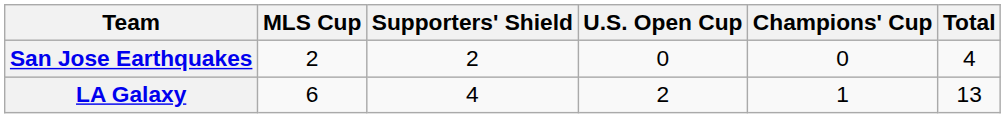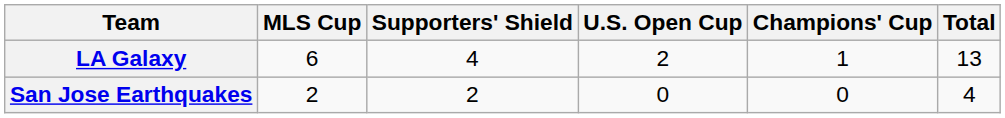rows swapped: (131, 94) <-> (131, 58)
